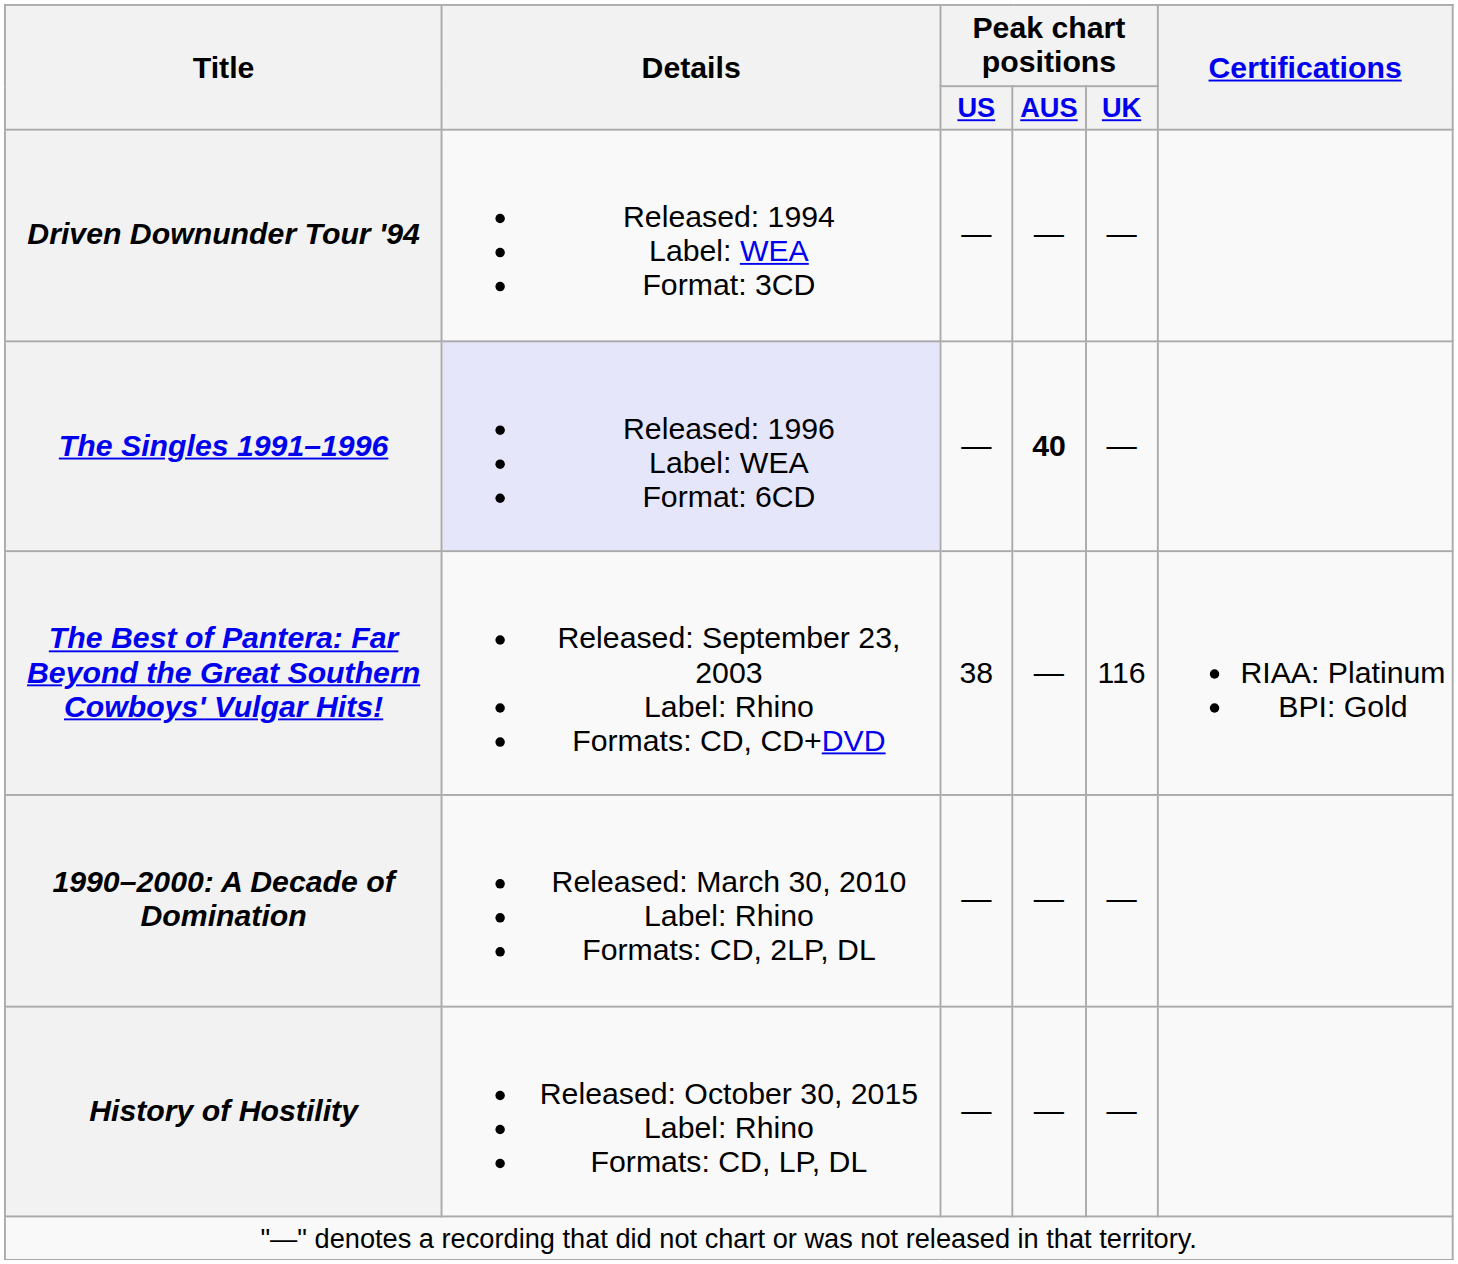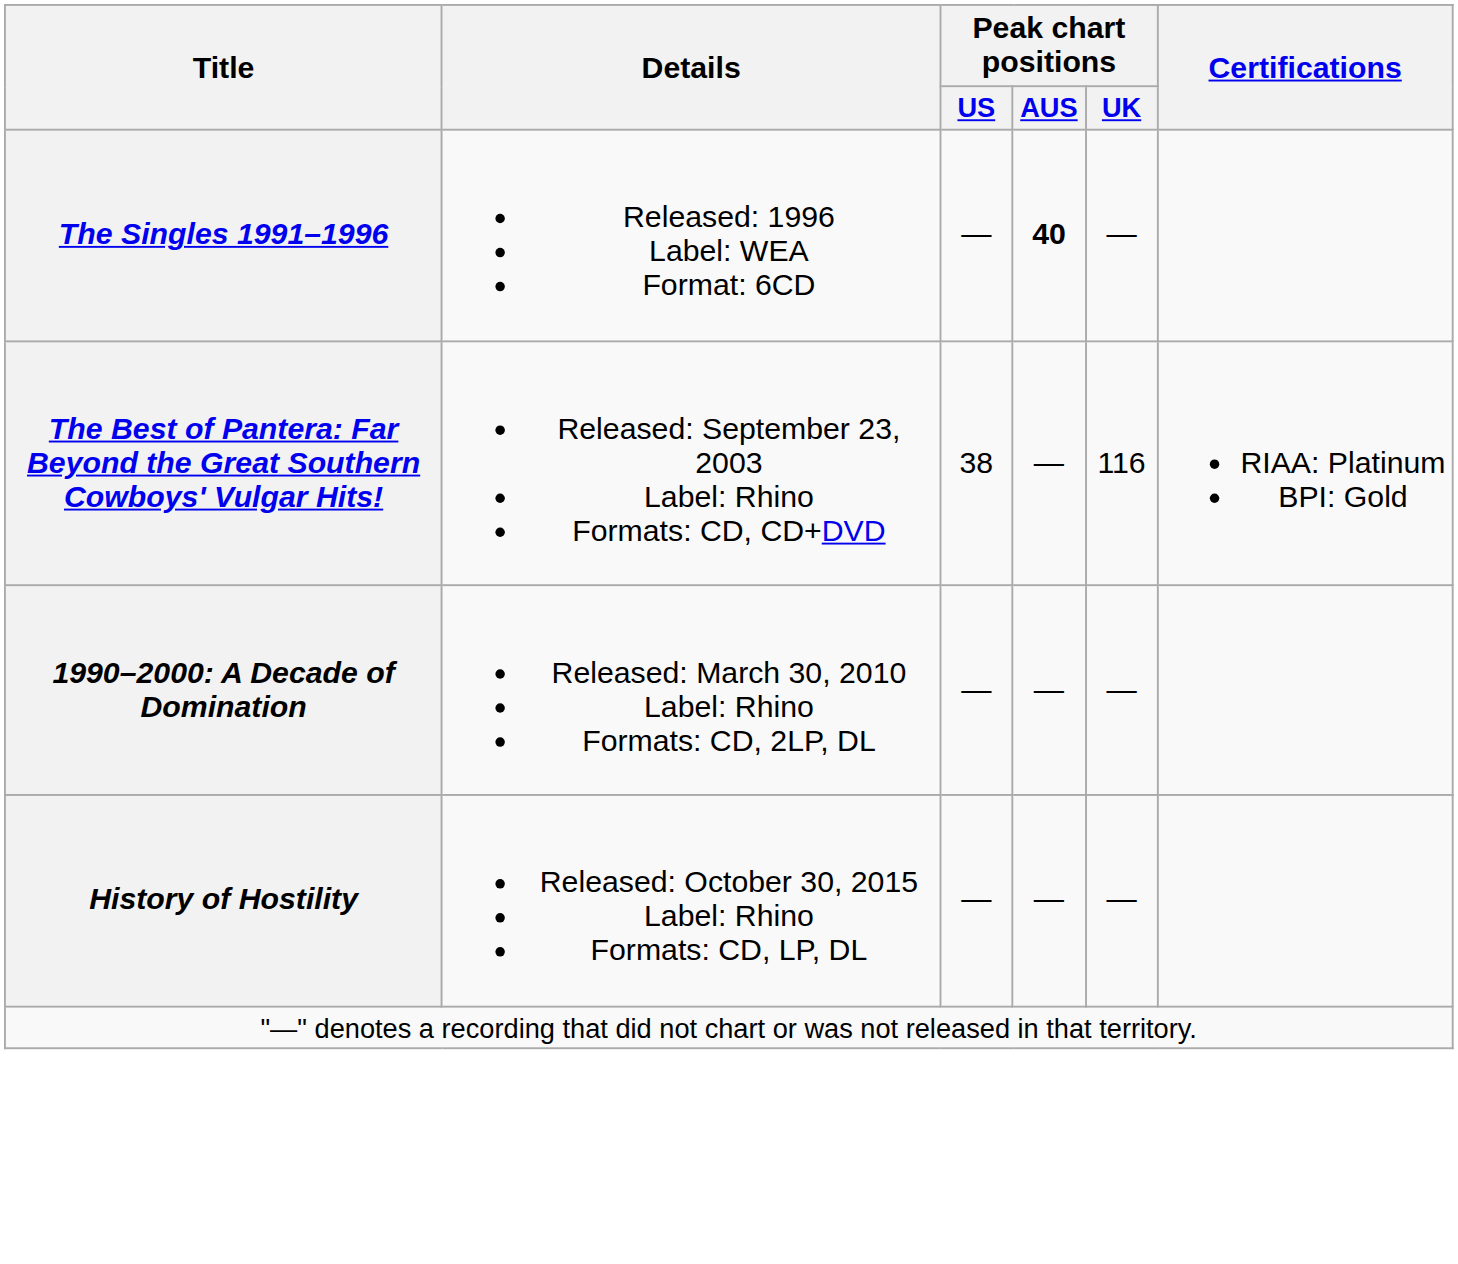- row: (224, 234)
(691, 463) lavender background -> (691, 252) no background
